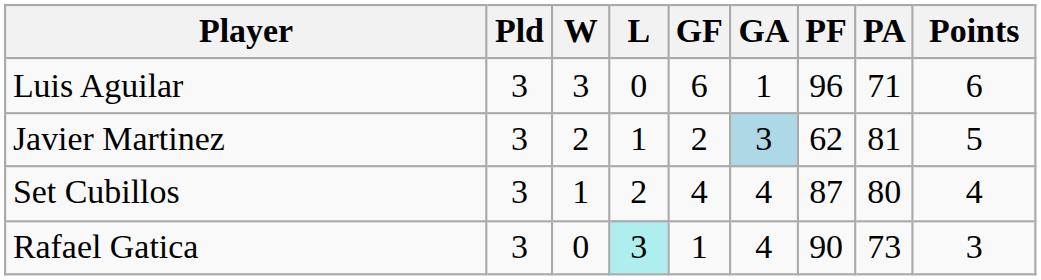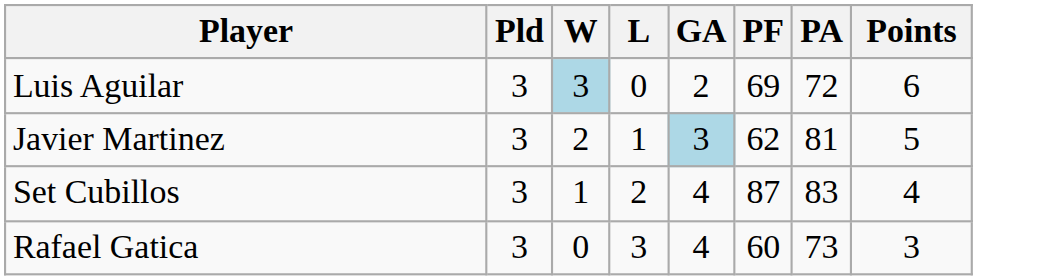- column: (699, 31)
(581, 85) no background -> (581, 85) lightblue background
(764, 85) 1 -> (701, 85) 2
(826, 85) 96 -> (763, 85) 69
(884, 85) 71 -> (822, 85) 72
(884, 192) 80 -> (822, 192) 83
(639, 246) paleturquoise background -> (639, 246) no background
(826, 246) 90 -> (763, 246) 60
